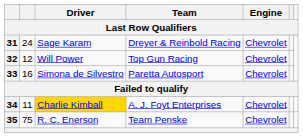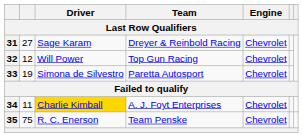(27, 43) 24 -> (27, 43) 27
(27, 74) 16 -> (27, 74) 19
